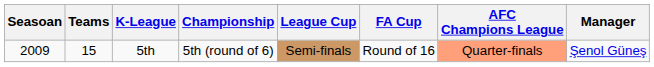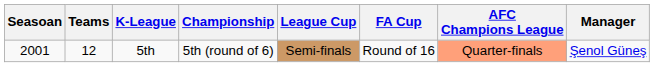(35, 51) 2009 -> (35, 51) 2001
(89, 51) 15 -> (89, 51) 12
